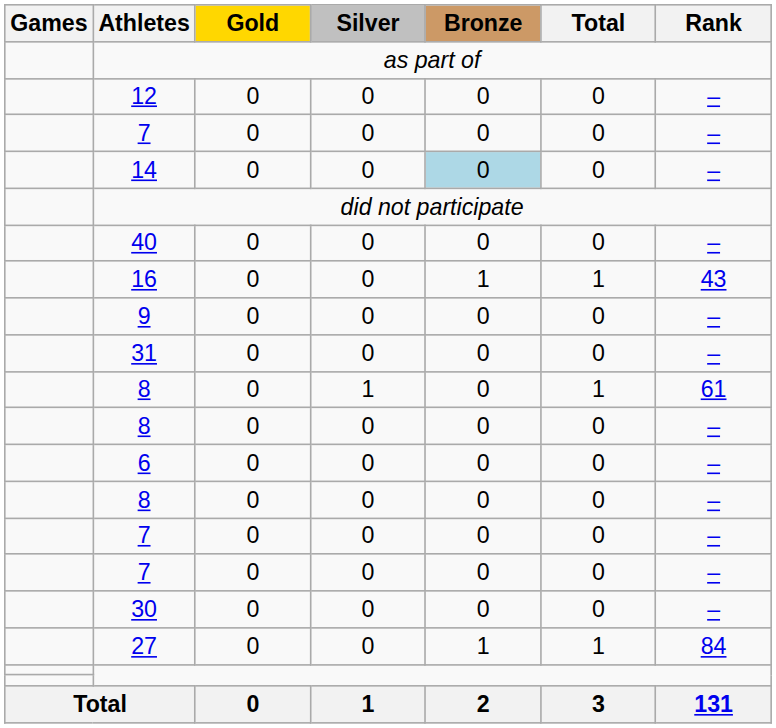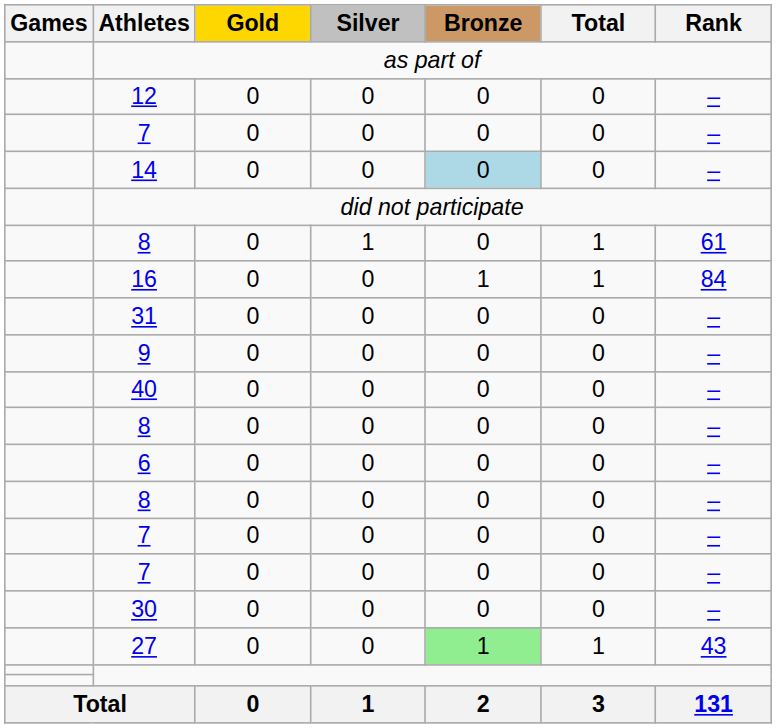rows swapped: (144, 243) <-> (144, 390)
(714, 280) 43 -> (714, 280) 84
rows swapped: (144, 353) <-> (144, 317)
(483, 646) no background -> (483, 646) lightgreen background
(714, 646) 84 -> (714, 646) 43
